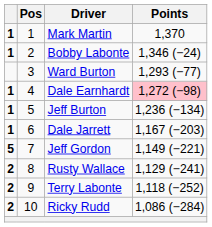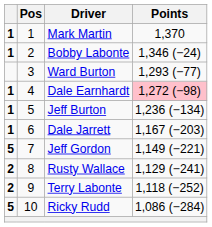(11, 207) 2 -> (11, 207) 5
